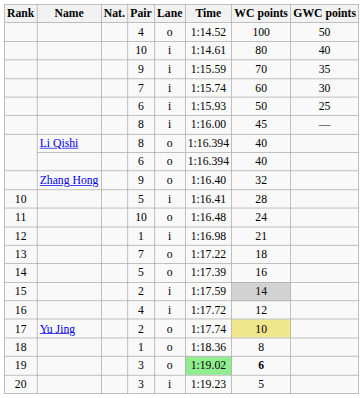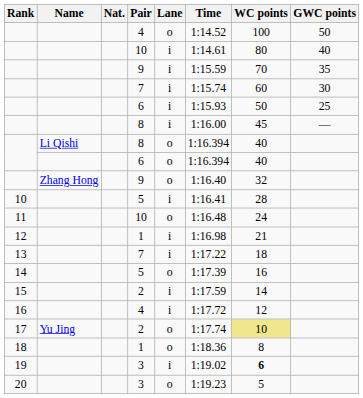(170, 254) o -> (170, 254) i
(261, 291) lightgrey background -> (261, 291) no background
(170, 365) o -> (170, 365) i
(208, 365) lightgreen background -> (208, 365) no background
(170, 384) i -> (170, 384) o
